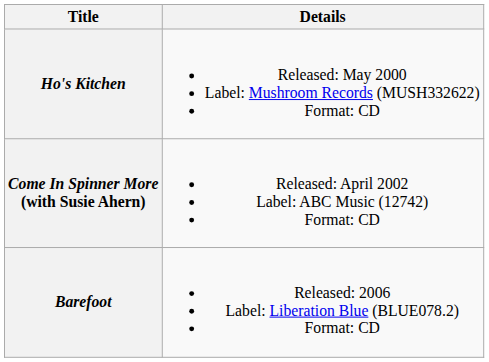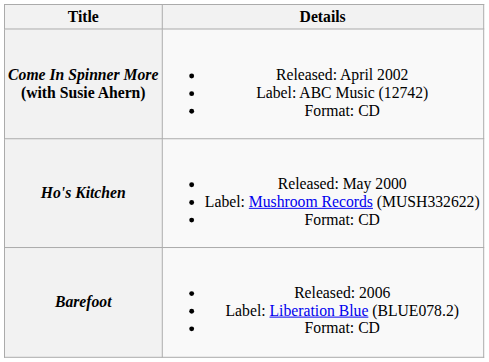rows swapped: (83, 83) <-> (83, 193)
